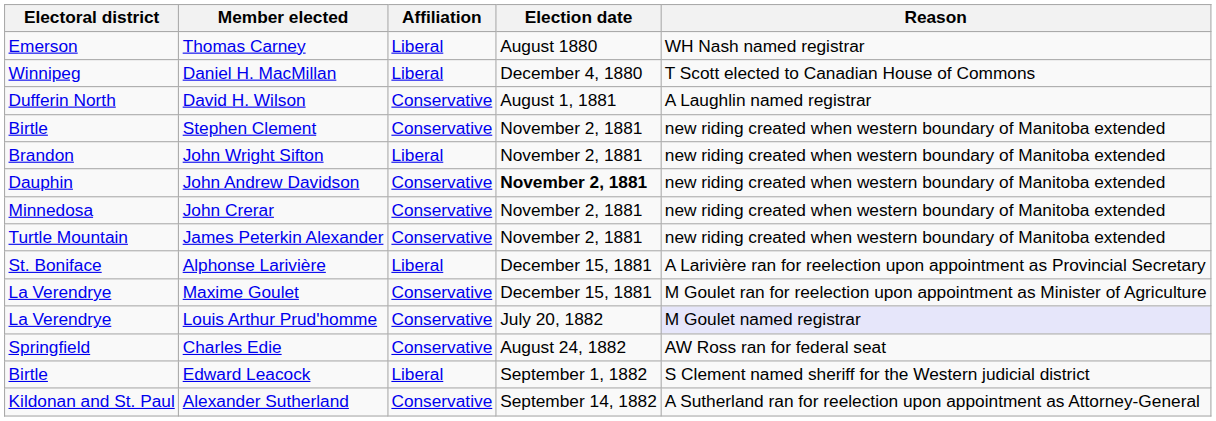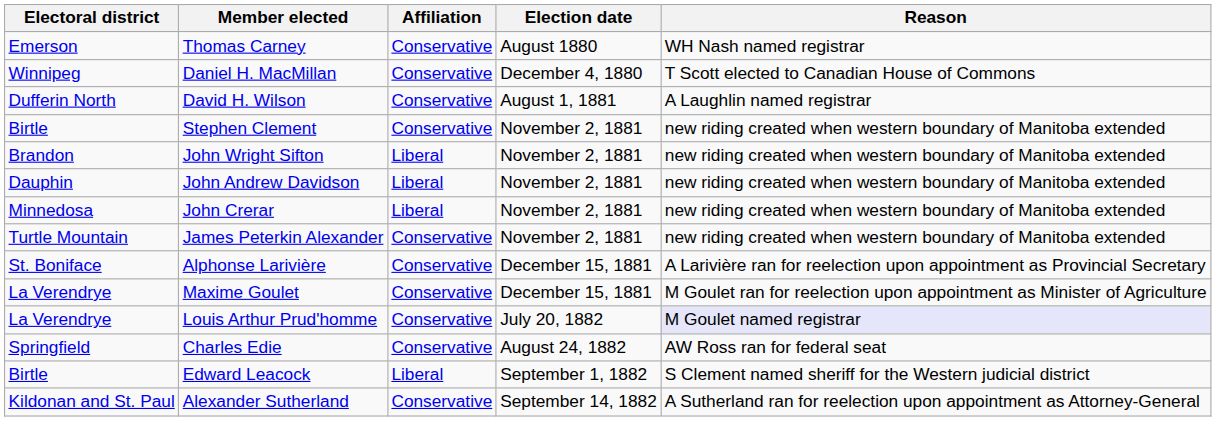(417, 45) Liberal -> (442, 45) Conservative
(417, 73) Liberal -> (442, 73) Conservative
(442, 182) Conservative -> (417, 182) Liberal
(574, 182) bold -> (571, 182) normal
(442, 210) Conservative -> (417, 210) Liberal
(417, 264) Liberal -> (442, 264) Conservative
